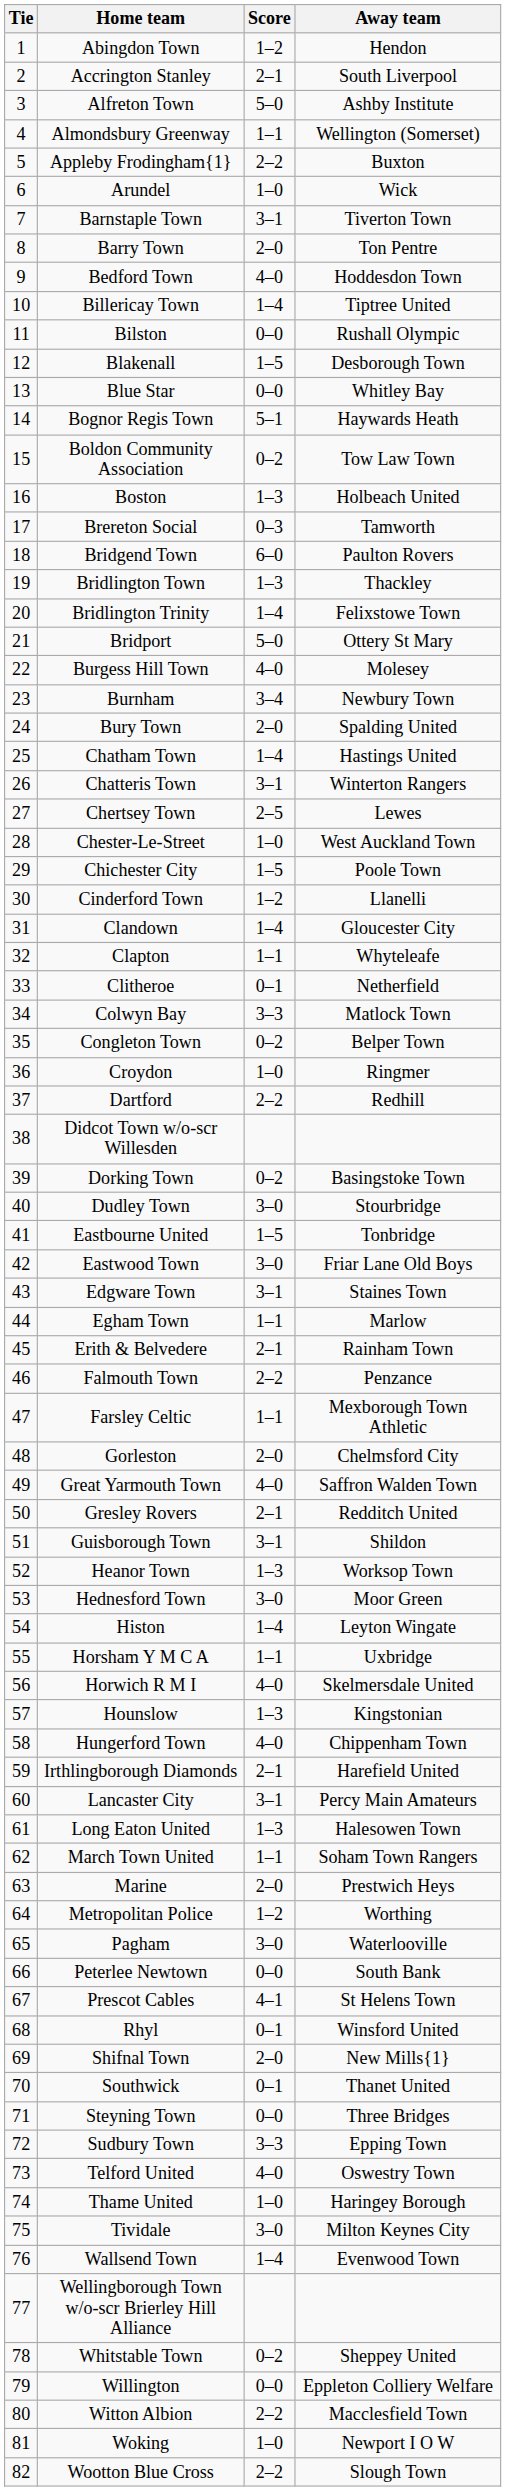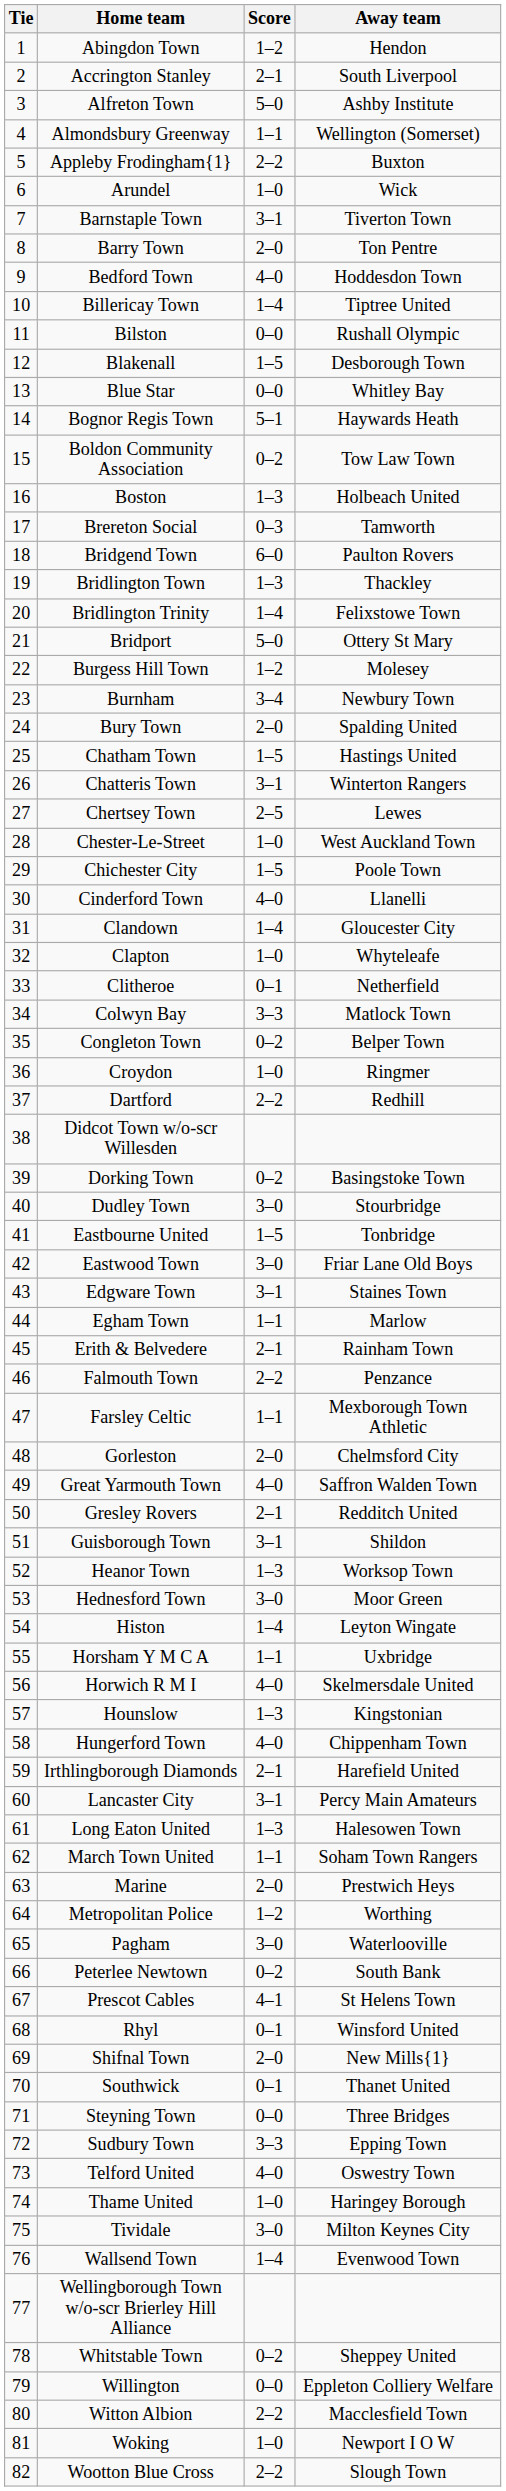(269, 669) 4–0 -> (269, 669) 1–2
(269, 756) 1–4 -> (269, 756) 1–5
(269, 899) 1–2 -> (269, 899) 4–0
(269, 956) 1–1 -> (269, 956) 1–0
(269, 1972) 0–0 -> (269, 1972) 0–2
